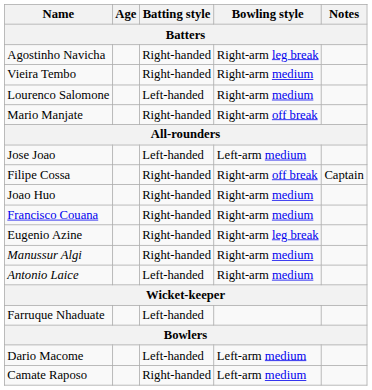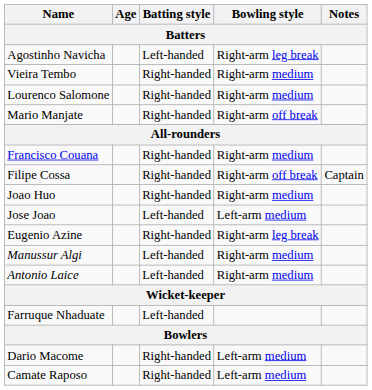(177, 54) Right-handed -> (173, 54) Left-handed
(173, 94) Left-handed -> (177, 94) Right-handed
rows swapped: (53, 214) <-> (31, 154)
(177, 255) Right-handed -> (173, 255) Left-handed
(173, 355) Left-handed -> (177, 355) Right-handed
